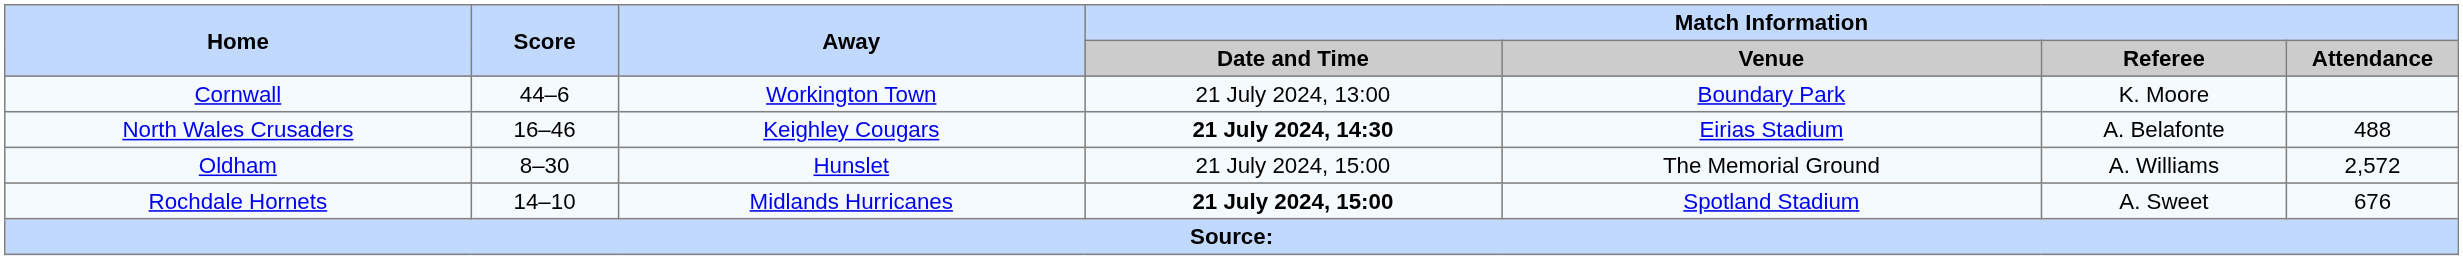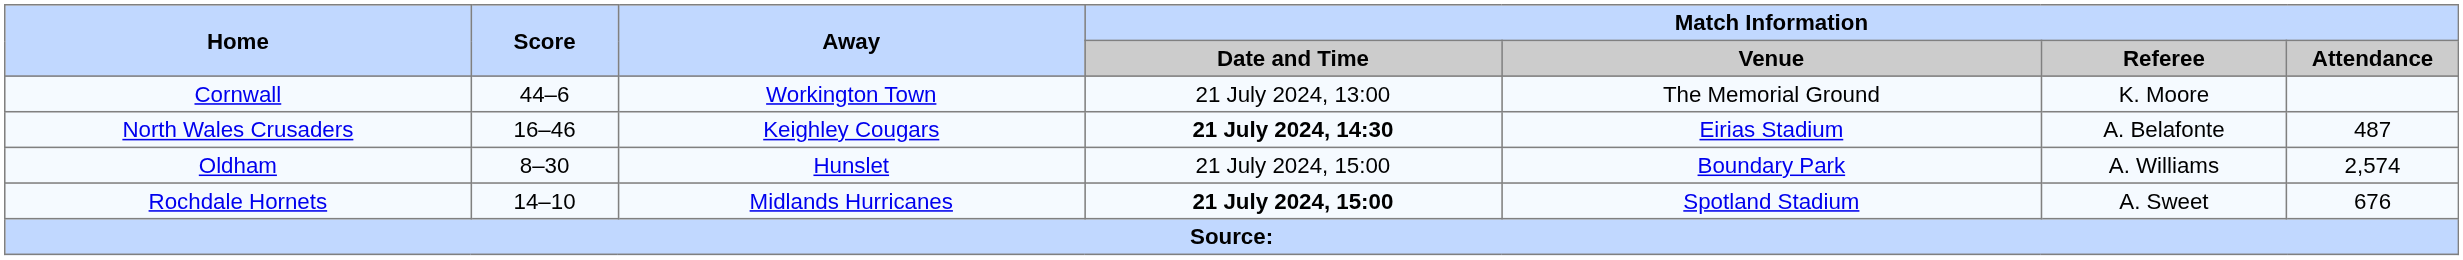(1771, 94) Boundary Park -> (1771, 94) The Memorial Ground
(2373, 130) 488 -> (2373, 130) 487
(1771, 165) The Memorial Ground -> (1771, 165) Boundary Park
(2373, 165) 2,572 -> (2373, 165) 2,574
